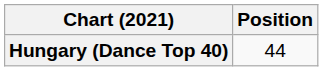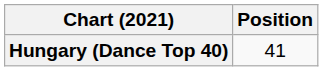(275, 50) 44 -> (275, 50) 41
